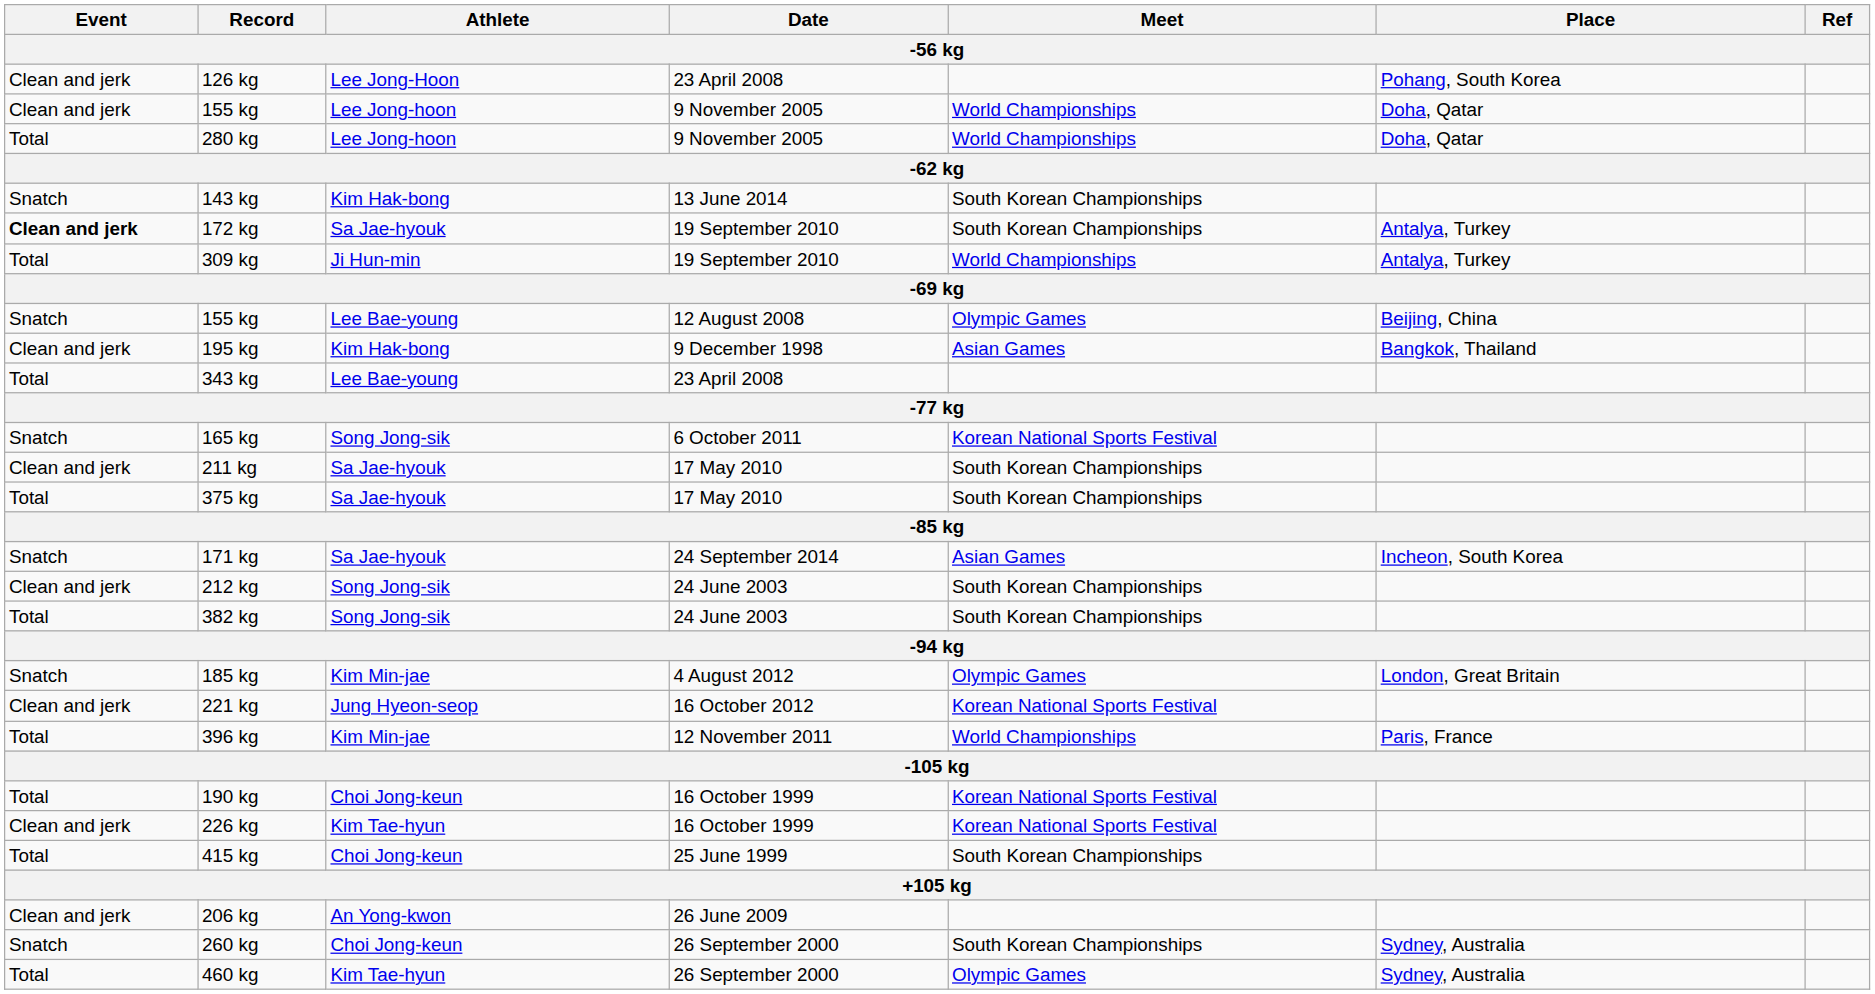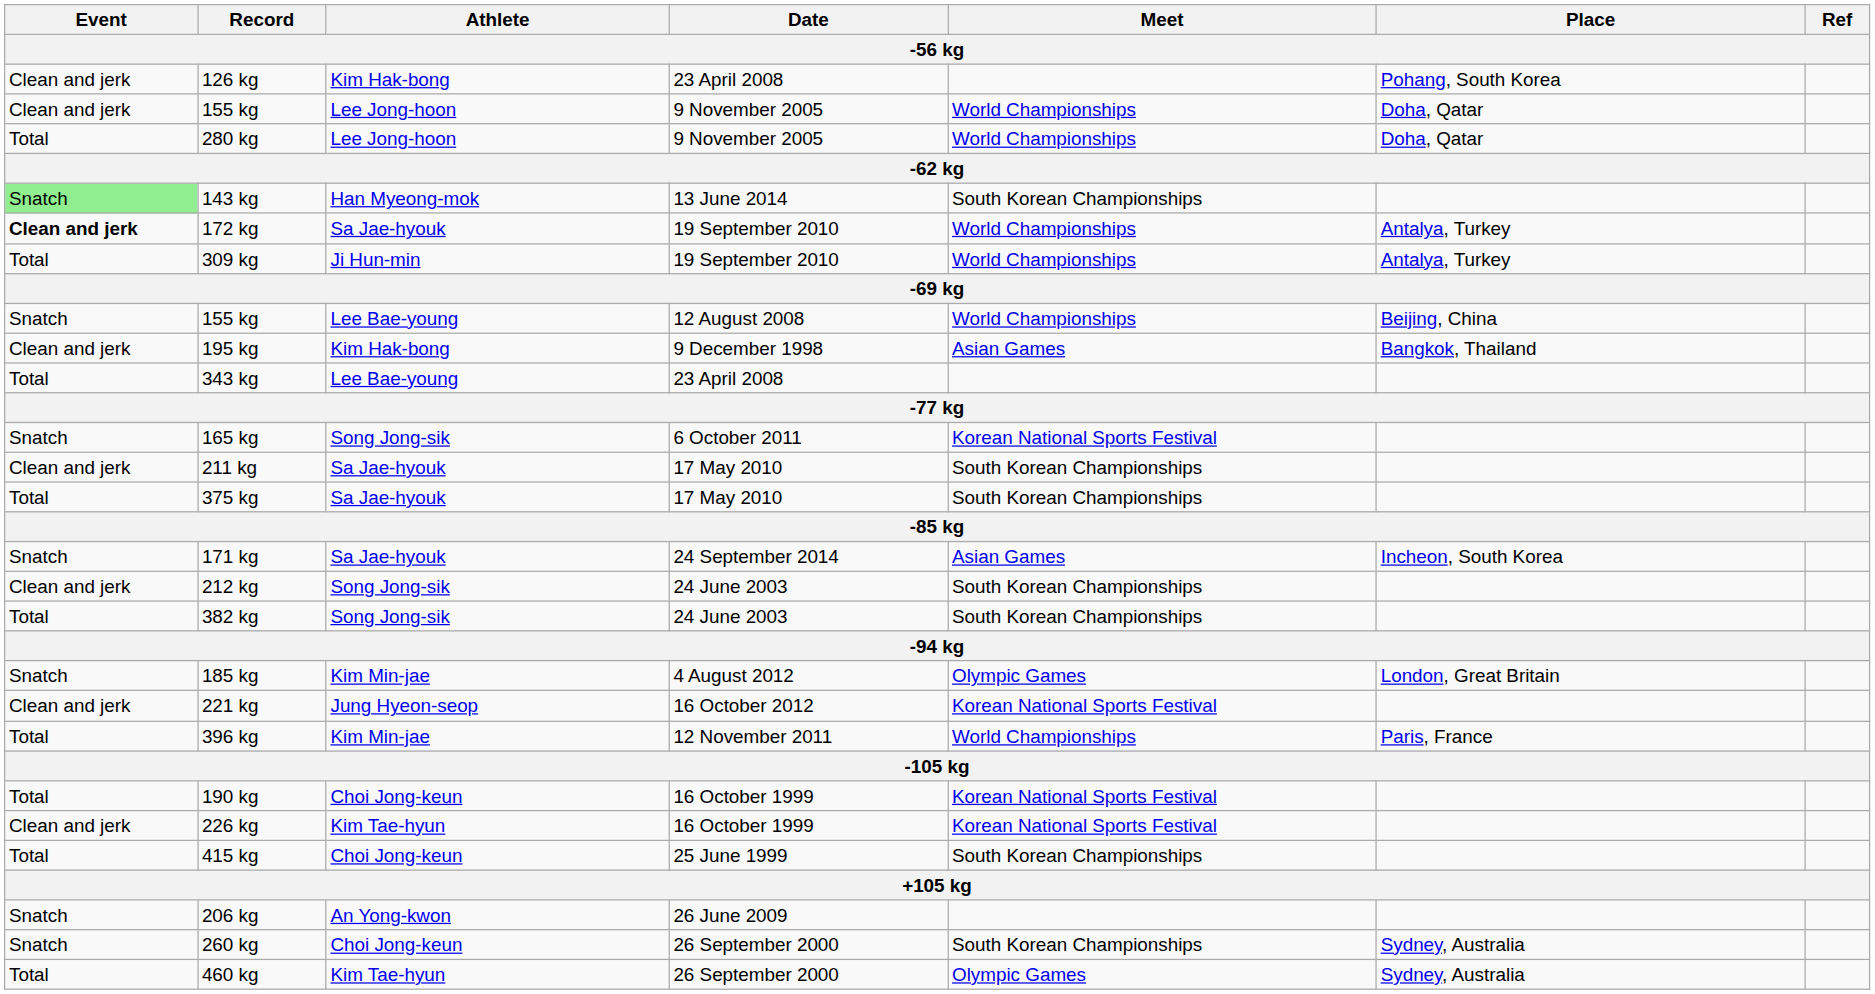(395, 79) Lee Jong-Hoon -> (390, 79) Kim Hak-bong
(38, 199) no background -> (38, 199) lightgreen background
(390, 199) Kim Hak-bong -> (405, 199) Han Myeong-mok
(1077, 229) South Korean Championships -> (1044, 229) World Championships
(1019, 318) Olympic Games -> (1044, 318) World Championships
(70, 915) Clean and jerk -> (38, 915) Snatch
